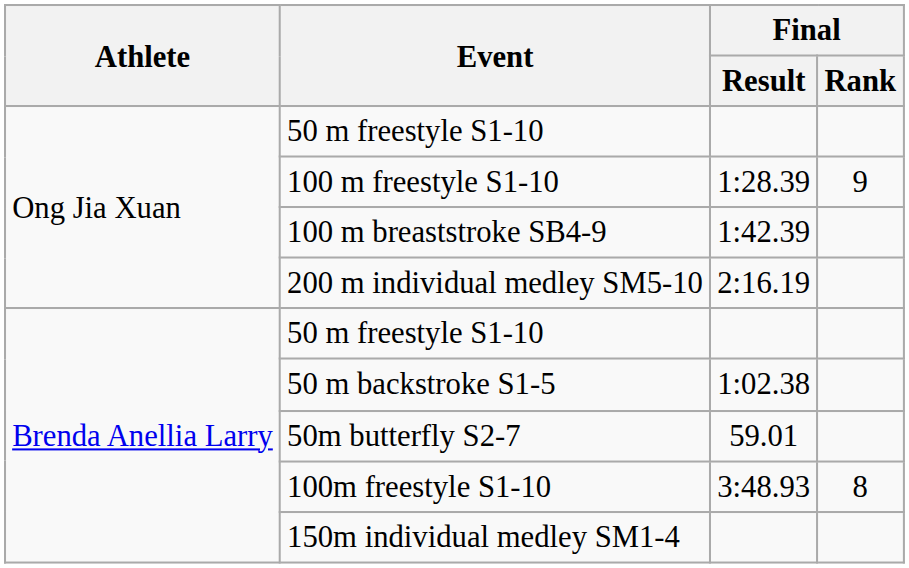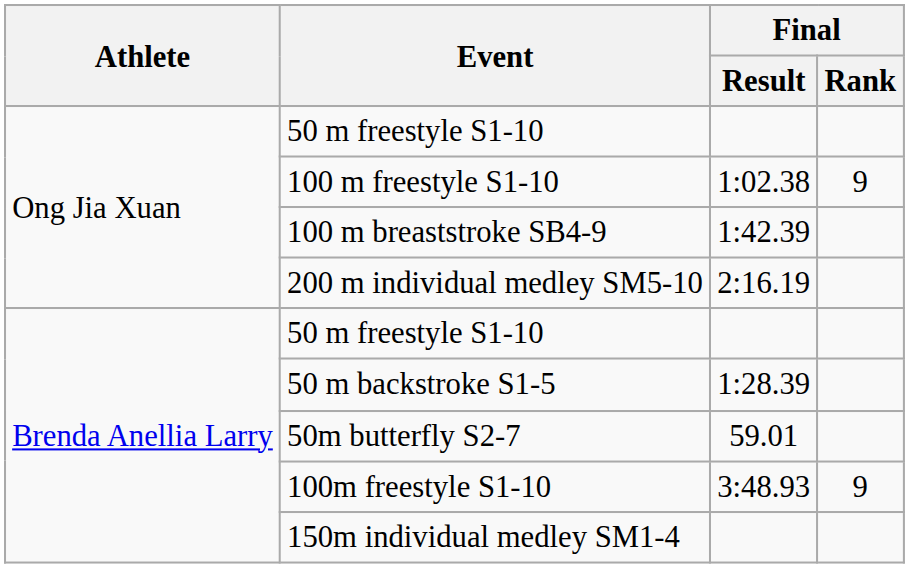(764, 181) 1:28.39 -> (764, 181) 1:02.38
(764, 384) 1:02.38 -> (764, 384) 1:28.39
(860, 485) 8 -> (860, 485) 9
